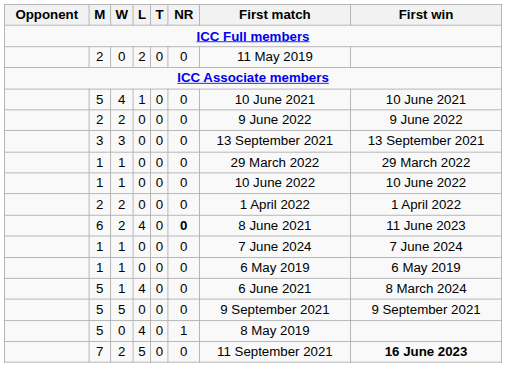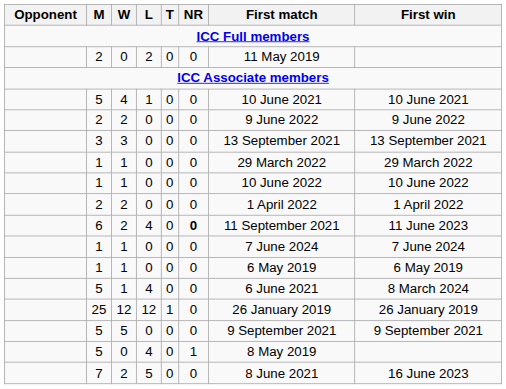(275, 225) 8 June 2021 -> (282, 225) 11 September 2021
+ row: (99, 309)
(275, 352) 11 September 2021 -> (282, 373) 8 June 2021
(426, 352) bold -> (428, 373) normal
